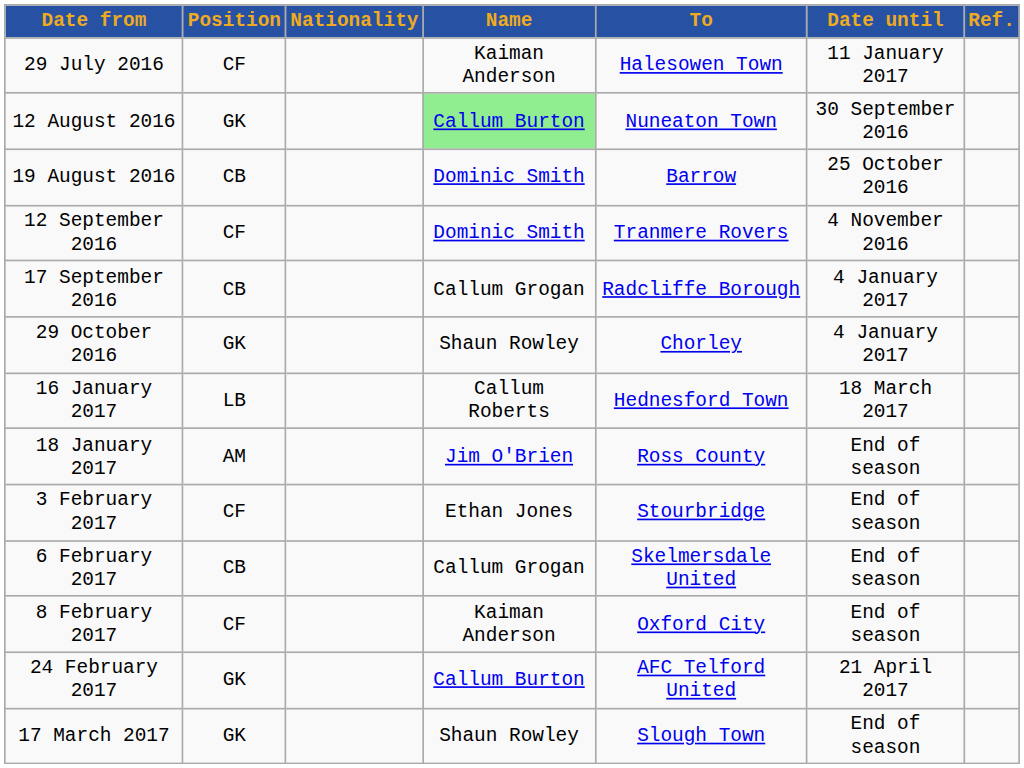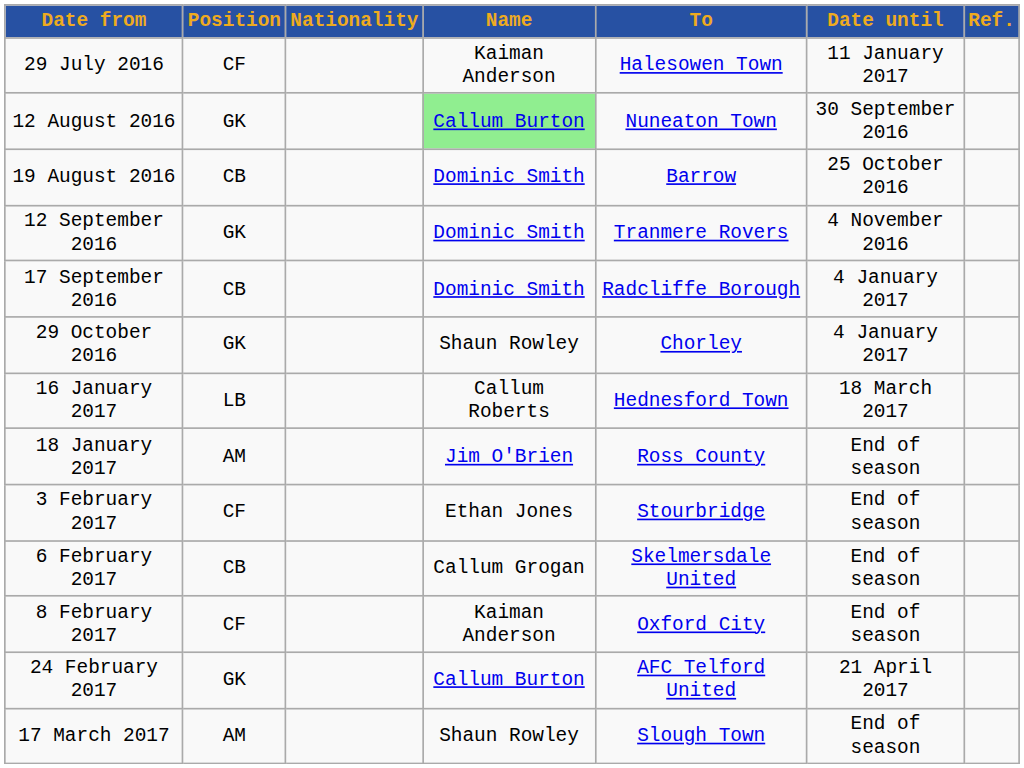(234, 233) CF -> (234, 233) GK
(509, 289) Callum Grogan -> (509, 289) Dominic Smith
(234, 736) GK -> (234, 736) AM
